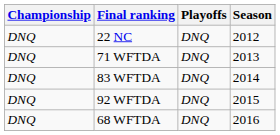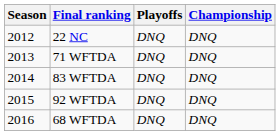columns swapped: (252, 15) <-> (49, 15)
